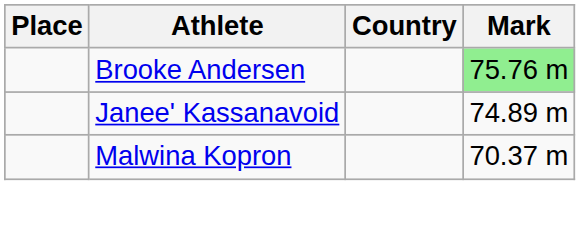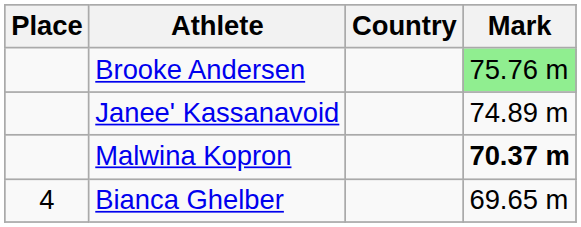(519, 156) normal -> (520, 156) bold
+ row: (190, 199)
